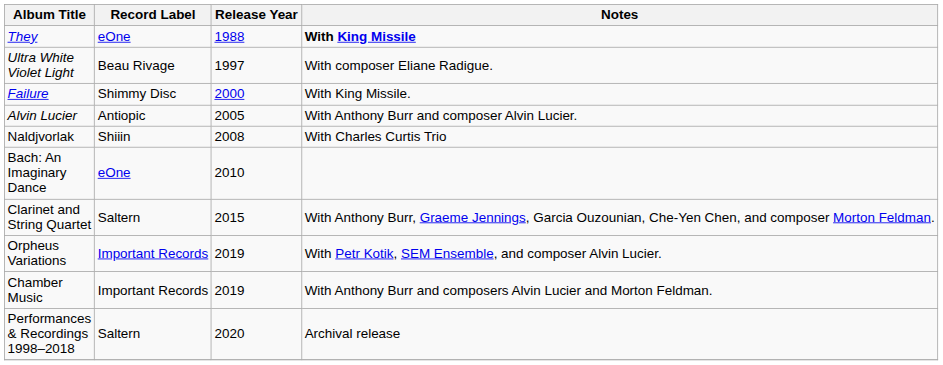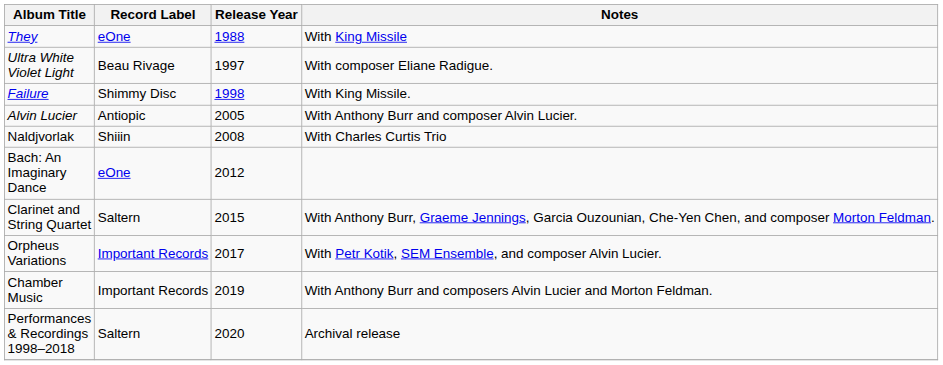(360, 36) bold -> (356, 36) normal
(229, 94) 2000 -> (229, 94) 1998
(229, 173) 2010 -> (229, 173) 2012
(229, 253) 2019 -> (229, 253) 2017
